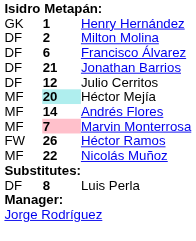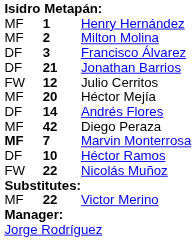(14, 23) GK -> (14, 23) MF
(13, 38) DF -> (14, 38) MF
(46, 53) 6 -> (46, 53) 3
(13, 82) DF -> (15, 82) FW
(50, 97) paleturquoise background -> (50, 97) no background
(14, 111) MF -> (13, 111) DF
+ row: (121, 126)
(14, 126) normal -> (14, 141) bold
(46, 126) pink background -> (46, 141) no background
(15, 141) FW -> (13, 156) DF
(50, 141) 26 -> (50, 156) 10
(14, 156) MF -> (15, 170) FW
+ row: (120, 200)
- row: (110, 185)
